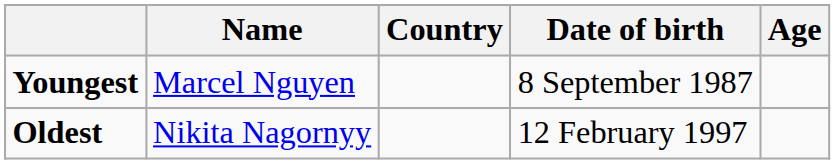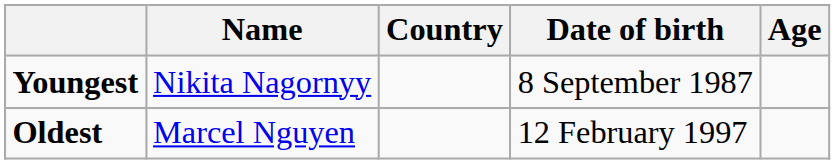(254, 81) Marcel Nguyen -> (262, 81) Nikita Nagornyy
(262, 132) Nikita Nagornyy -> (254, 132) Marcel Nguyen
